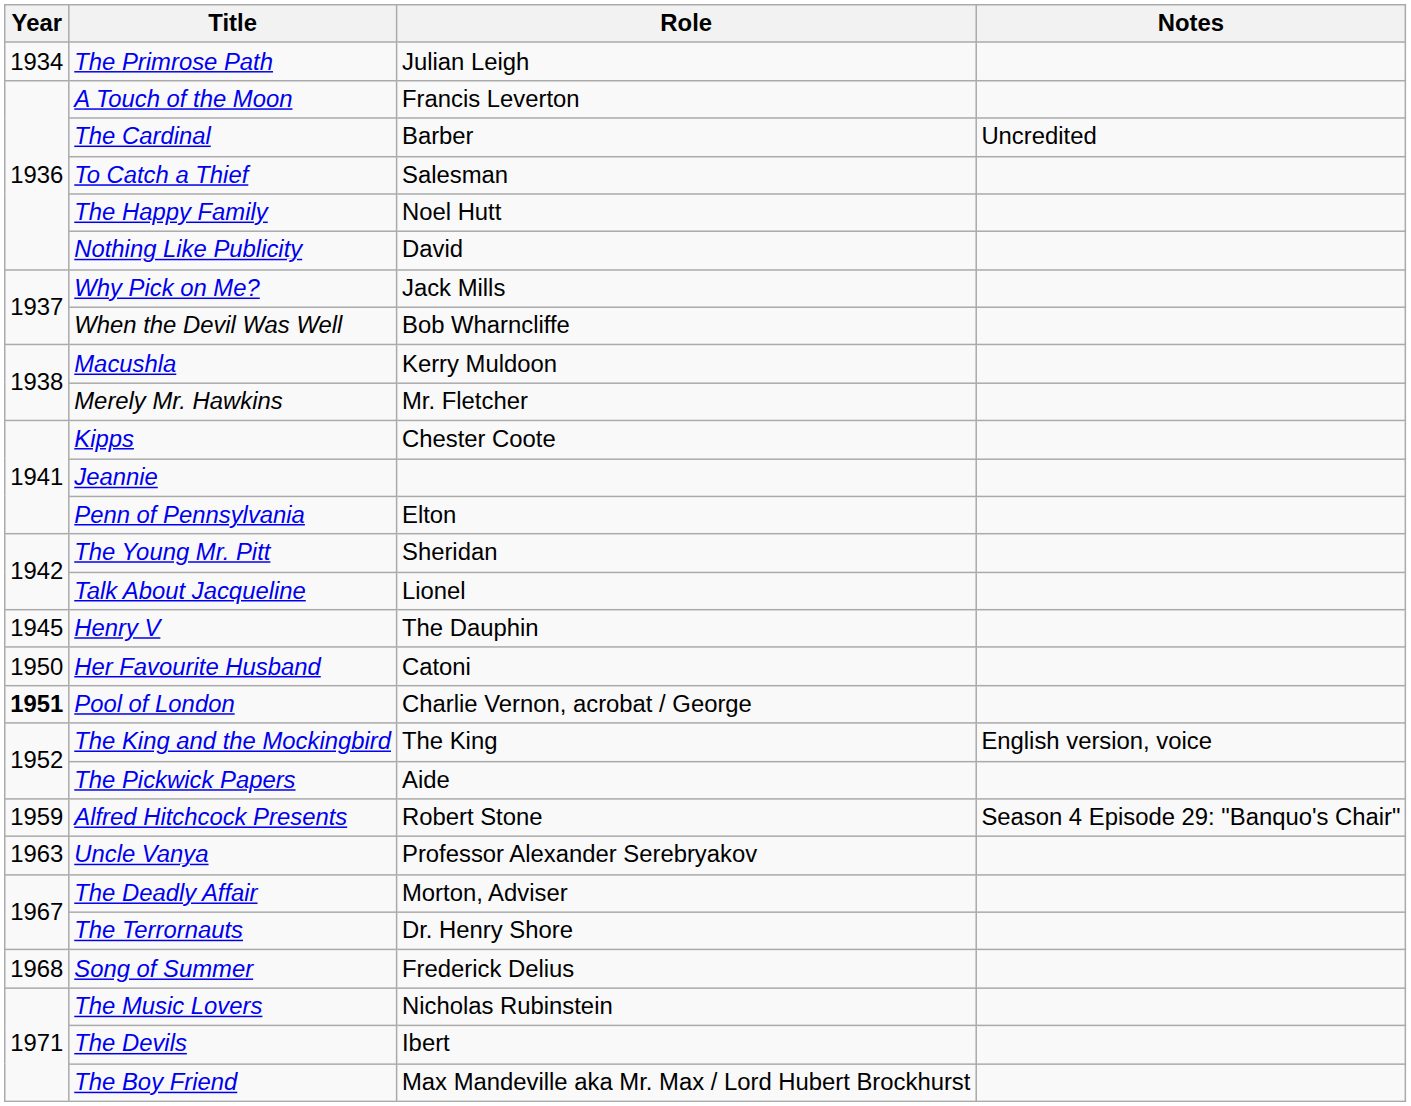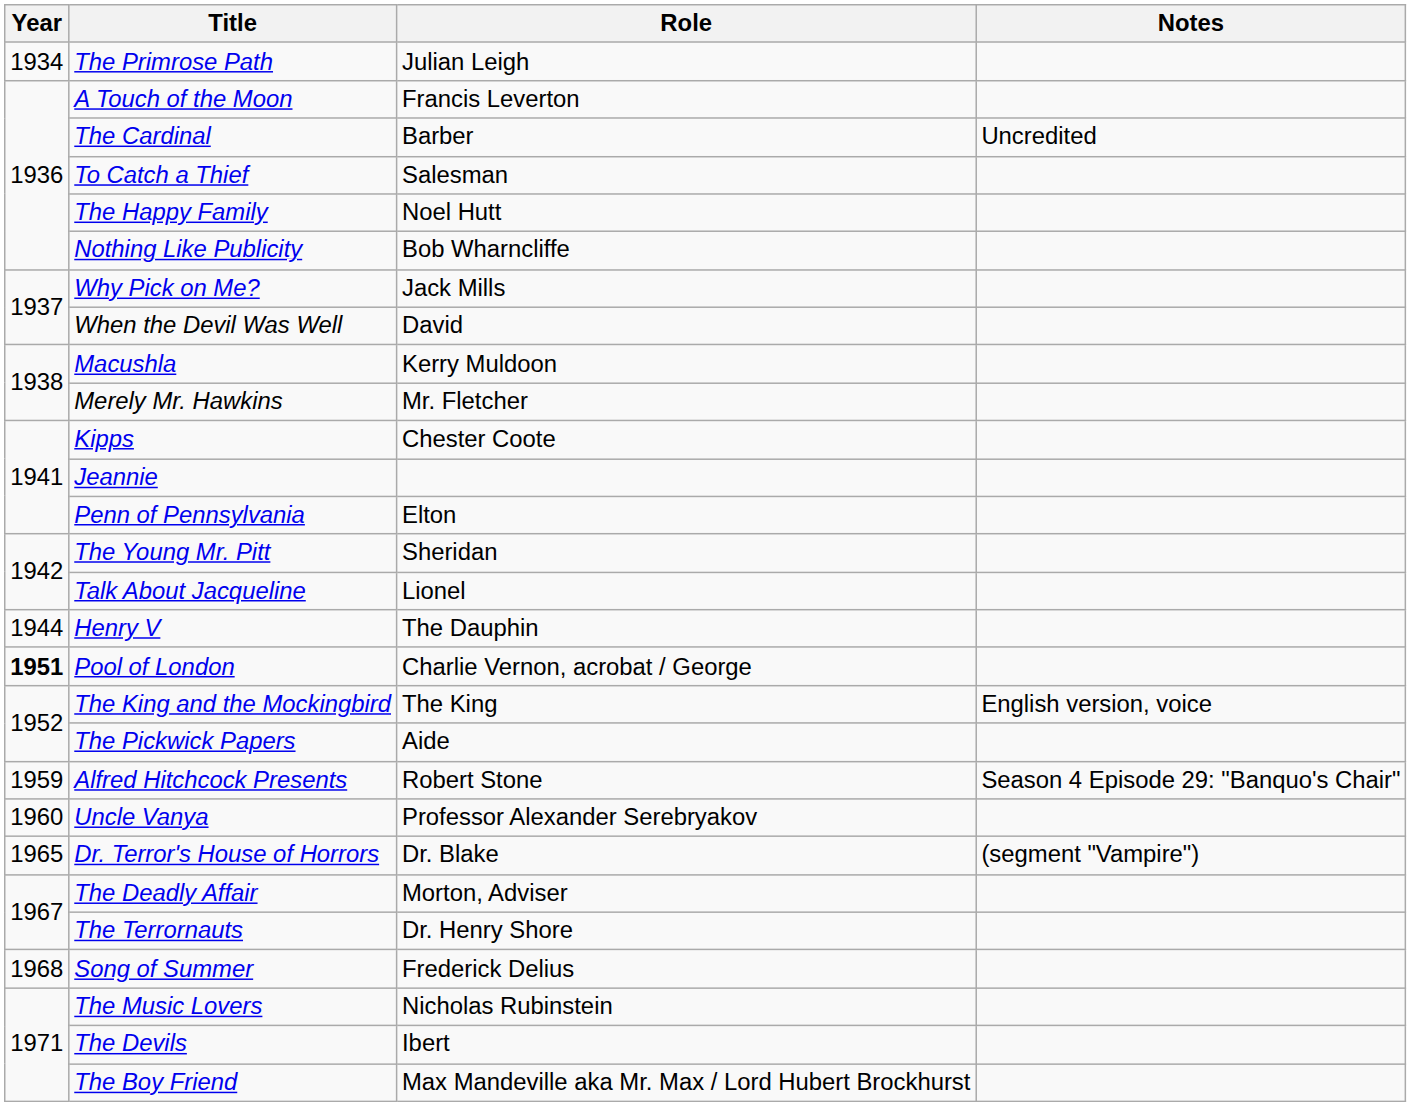(432, 250) David -> (486, 250) Bob Wharncliffe
(486, 325) Bob Wharncliffe -> (432, 325) David
(37, 628) 1945 -> (37, 628) 1944
- row: (198, 666)
(37, 855) 1963 -> (37, 817) 1960
+ row: (227, 855)
